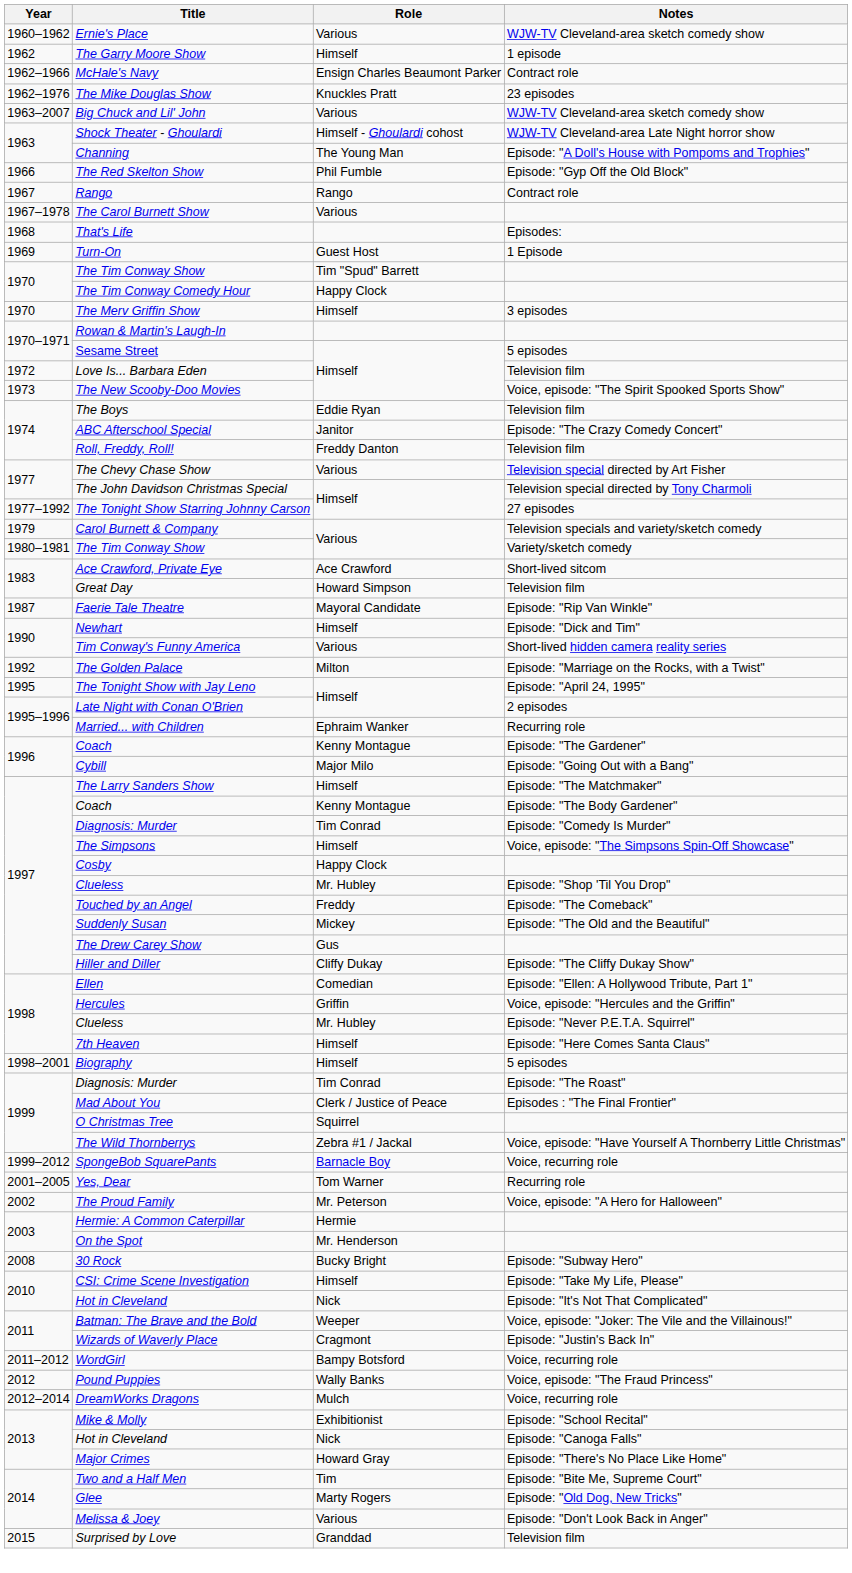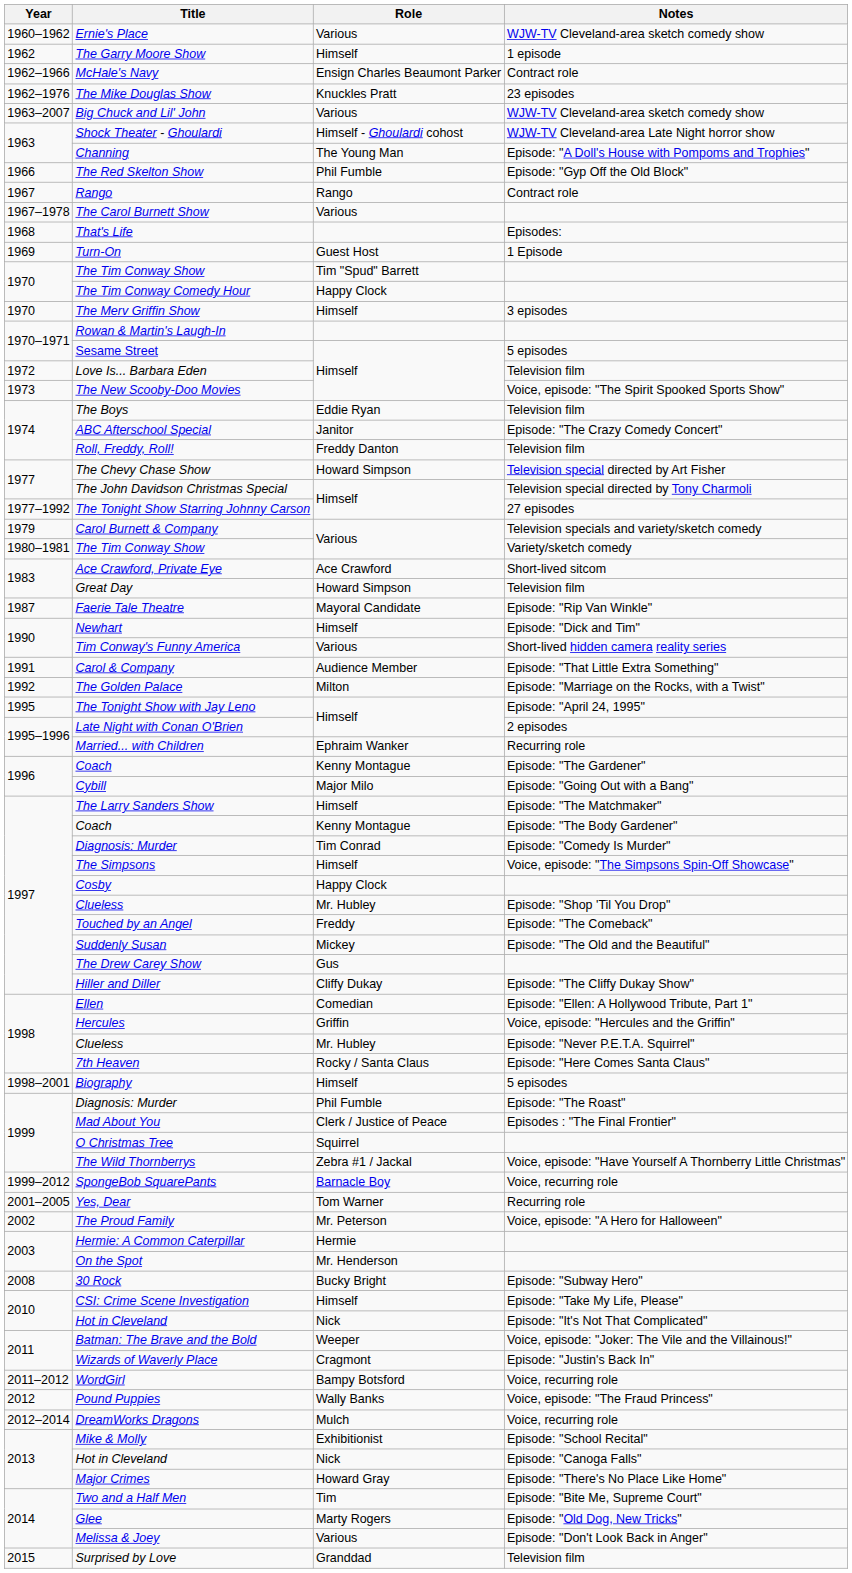(337, 469) Various -> (363, 469) Howard Simpson
+ row: (125, 667)
(337, 1043) Himself -> (372, 1063) Rocky / Santa Claus
(348, 1083) Tim Conrad -> (349, 1102) Phil Fumble
